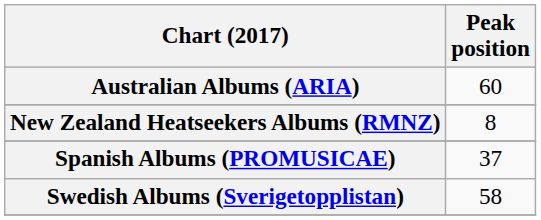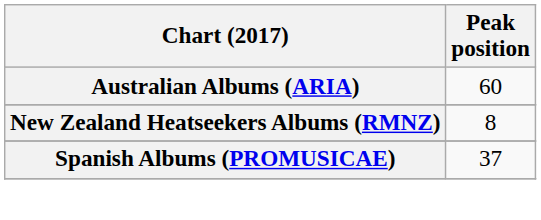- row: (225, 196)
